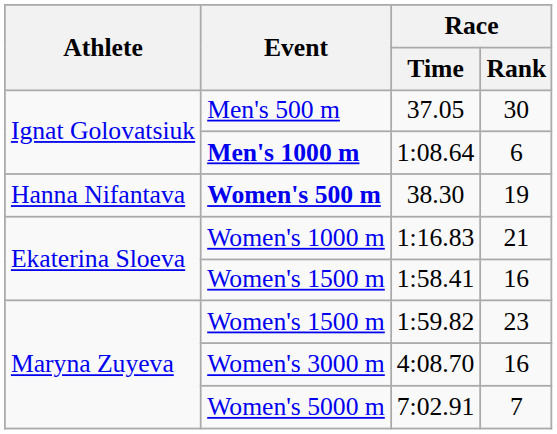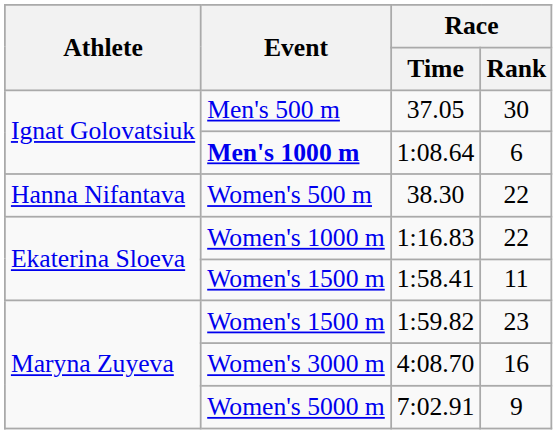(294, 195) bold -> (290, 195) normal
(516, 195) 19 -> (516, 195) 22
(516, 237) 21 -> (516, 237) 22
(516, 279) 16 -> (516, 279) 11
(516, 406) 7 -> (516, 406) 9
